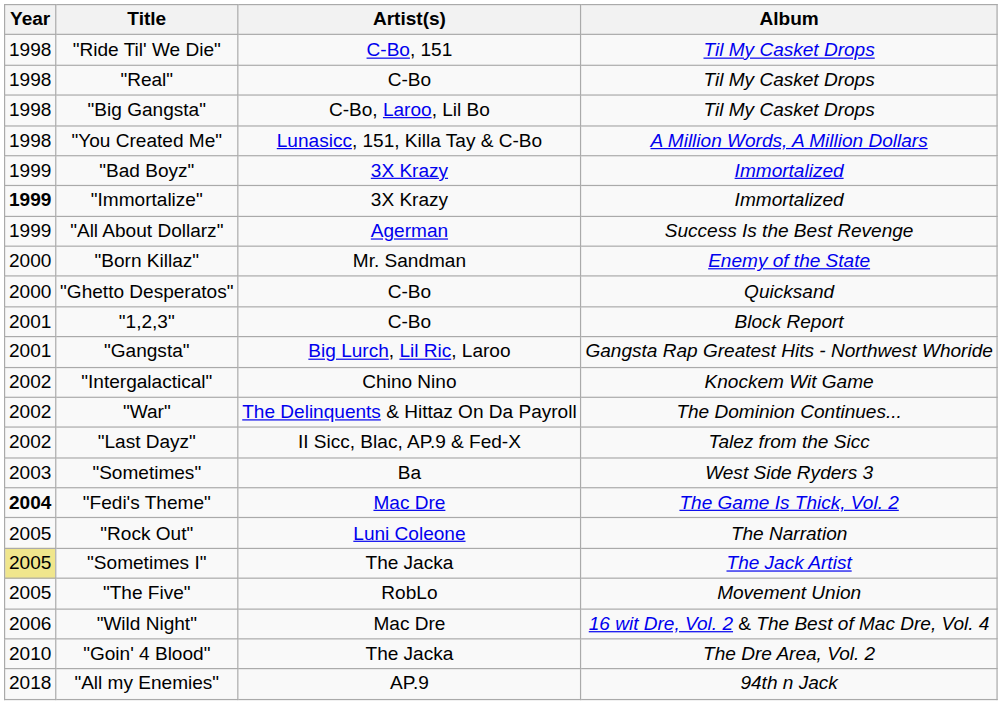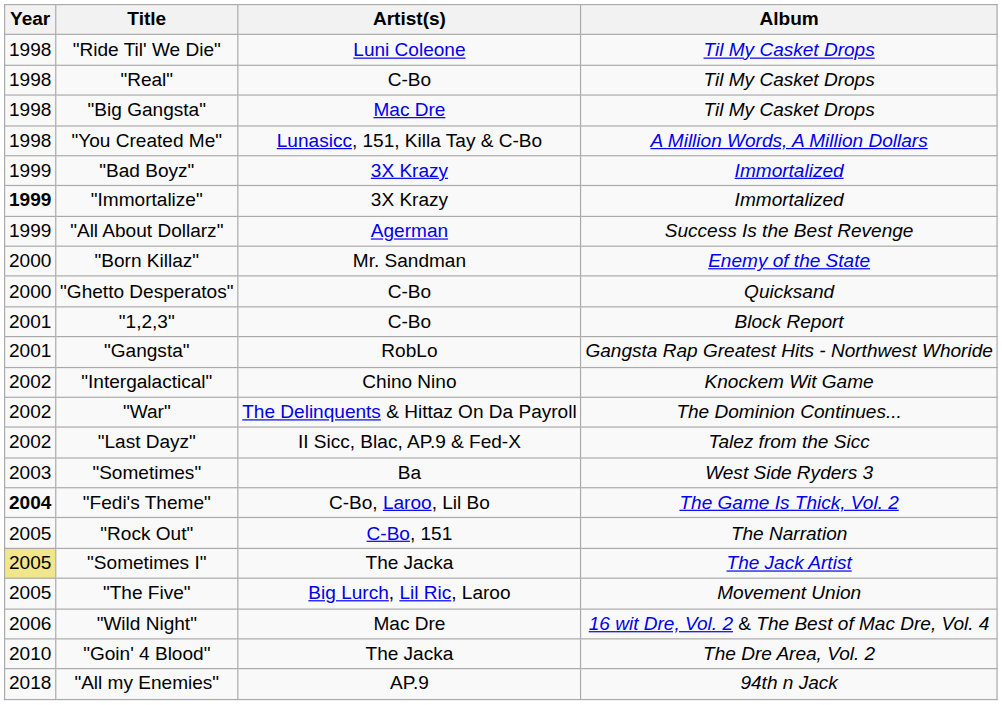(409, 49) C-Bo, 151 -> (409, 49) Luni Coleone
(409, 110) C-Bo, Laroo, Lil Bo -> (409, 110) Mac Dre
(409, 351) Big Lurch, Lil Ric, Laroo -> (409, 351) RobLo
(409, 502) Mac Dre -> (409, 502) C-Bo, Laroo, Lil Bo
(409, 532) Luni Coleone -> (409, 532) C-Bo, 151
(409, 593) RobLo -> (409, 593) Big Lurch, Lil Ric, Laroo
